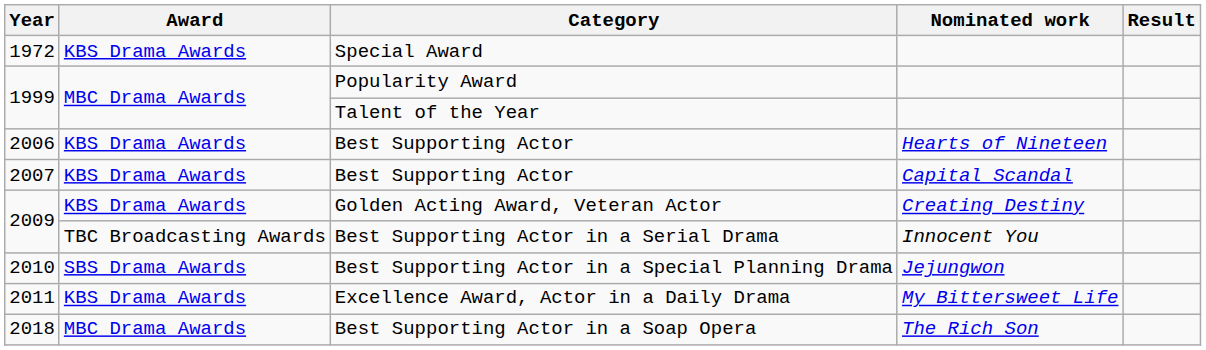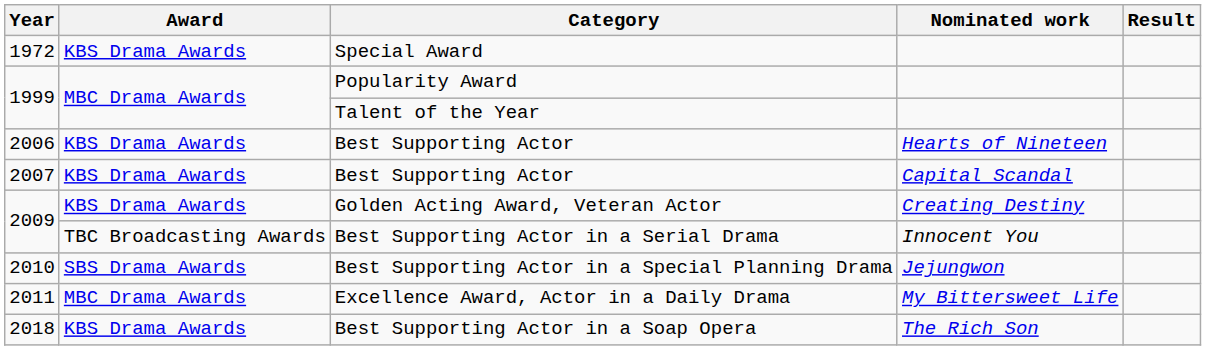(155, 299) KBS Drama Awards -> (155, 299) MBC Drama Awards
(155, 330) MBC Drama Awards -> (155, 330) KBS Drama Awards
